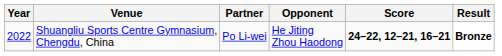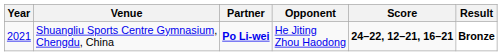(19, 36) 2022 -> (19, 36) 2021
(244, 36) normal -> (246, 36) bold
